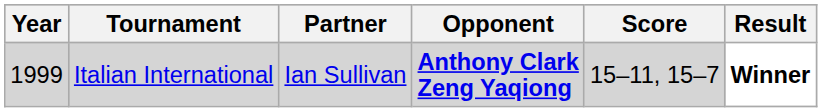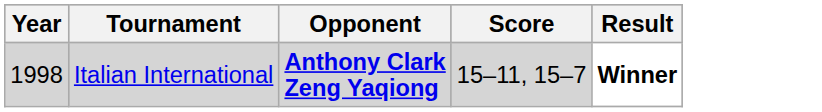- column: (345, 24)
(37, 74) 1999 -> (37, 74) 1998
